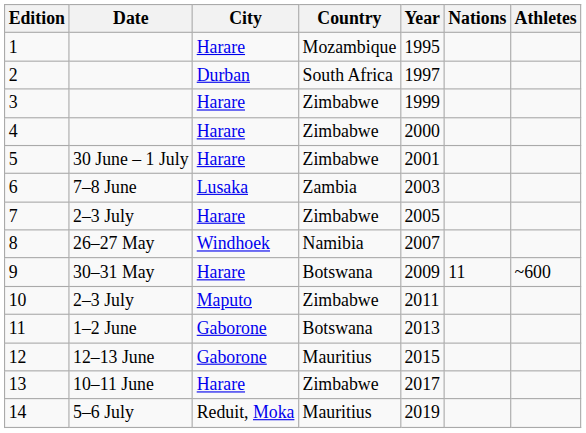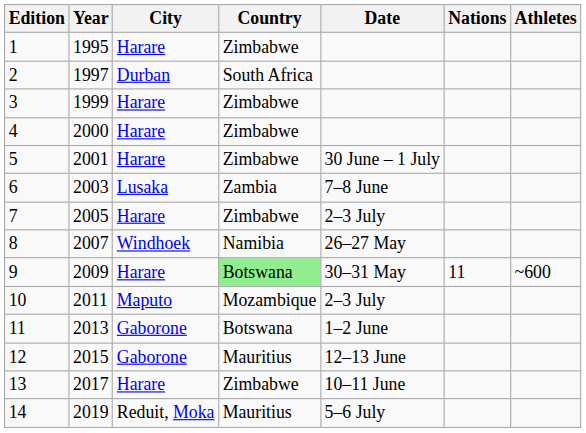columns swapped: (422, 18) <-> (131, 18)
(349, 46) Mozambique -> (261, 46) Zimbabwe
(338, 272) no background -> (258, 272) lightgreen background
(341, 300) Zimbabwe -> (270, 300) Mozambique
